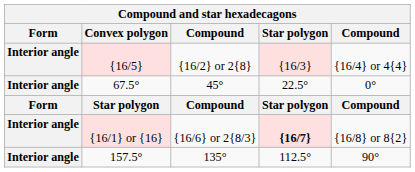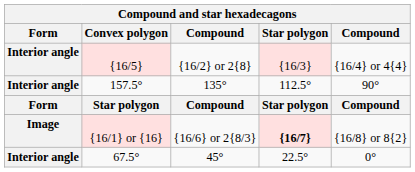rows swapped: (215, 157) <-> (215, 85)
(43, 124) Interior angle -> (43, 124) Image
